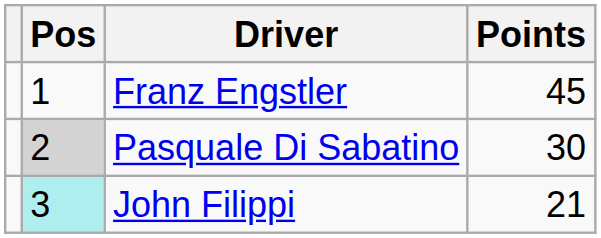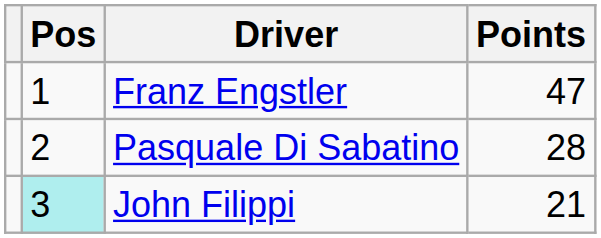(566, 91) 45 -> (566, 91) 47
(40, 148) lightgrey background -> (40, 148) no background
(566, 148) 30 -> (566, 148) 28
